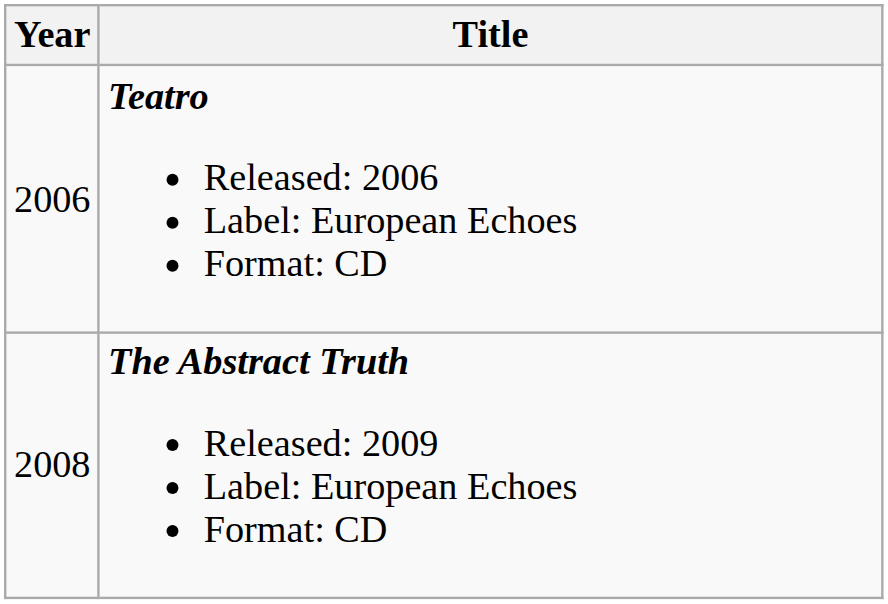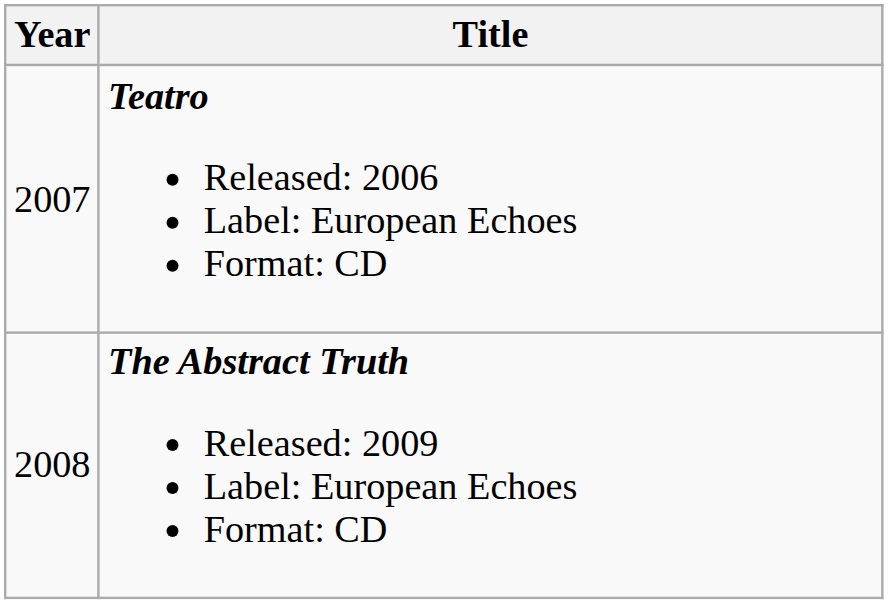(52, 198) 2006 -> (52, 198) 2007
